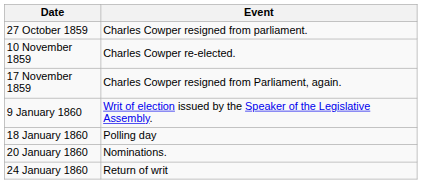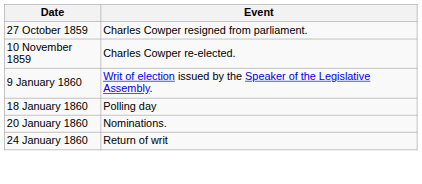- row: (40, 83)
